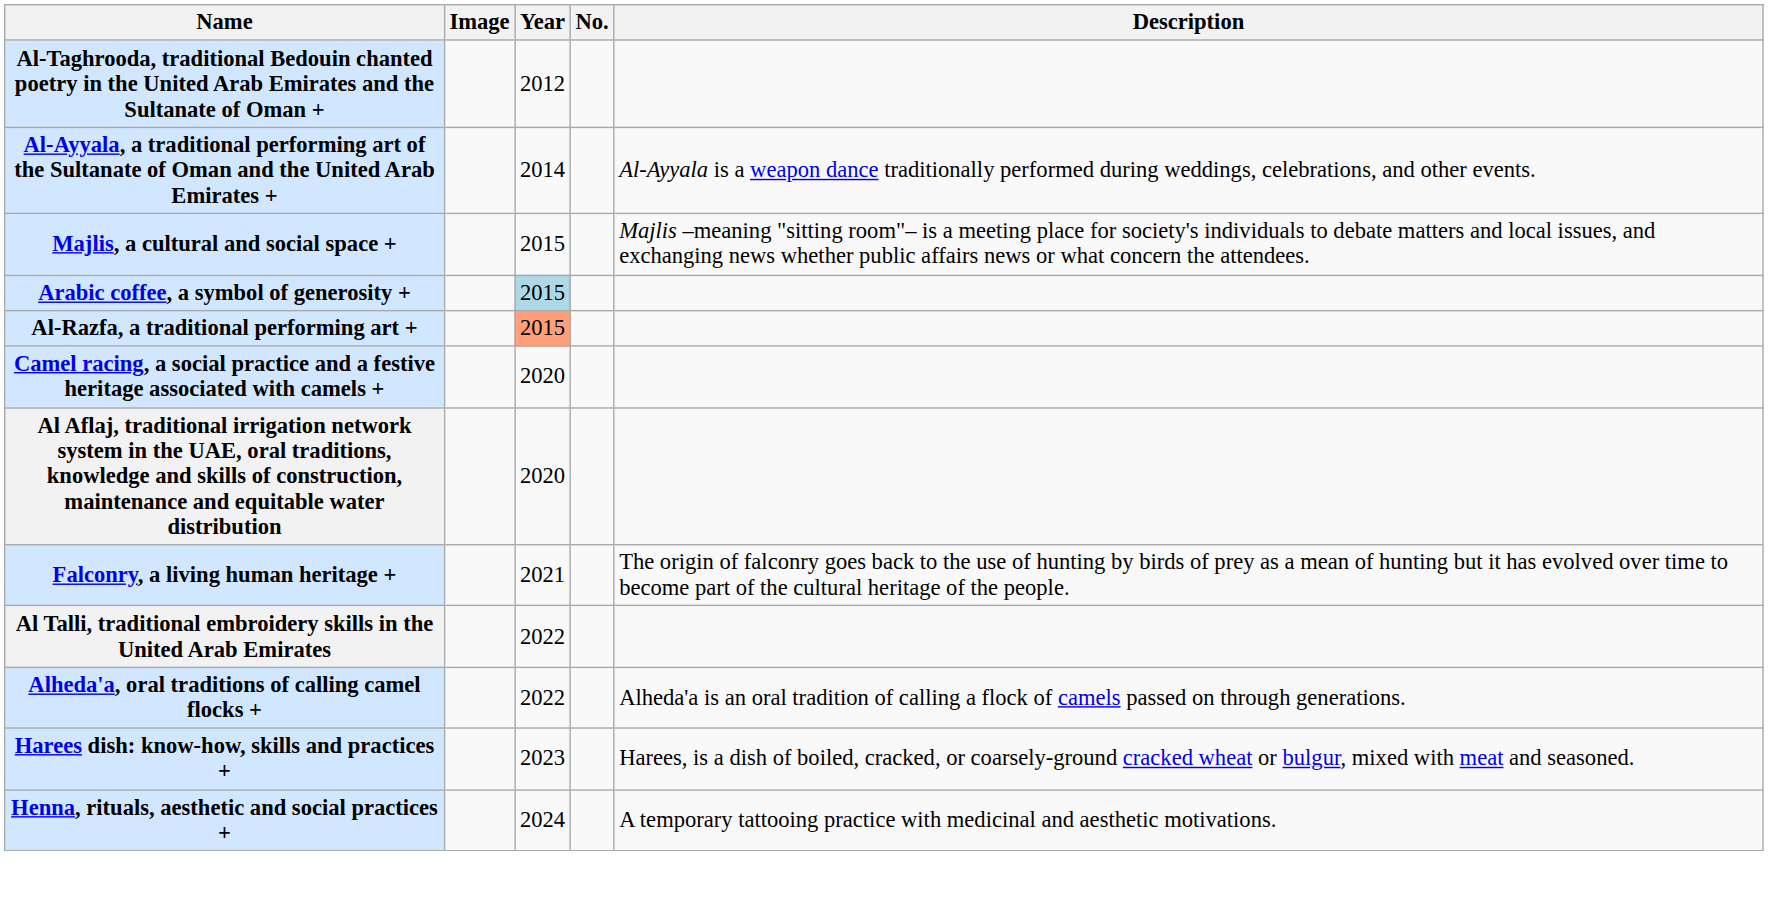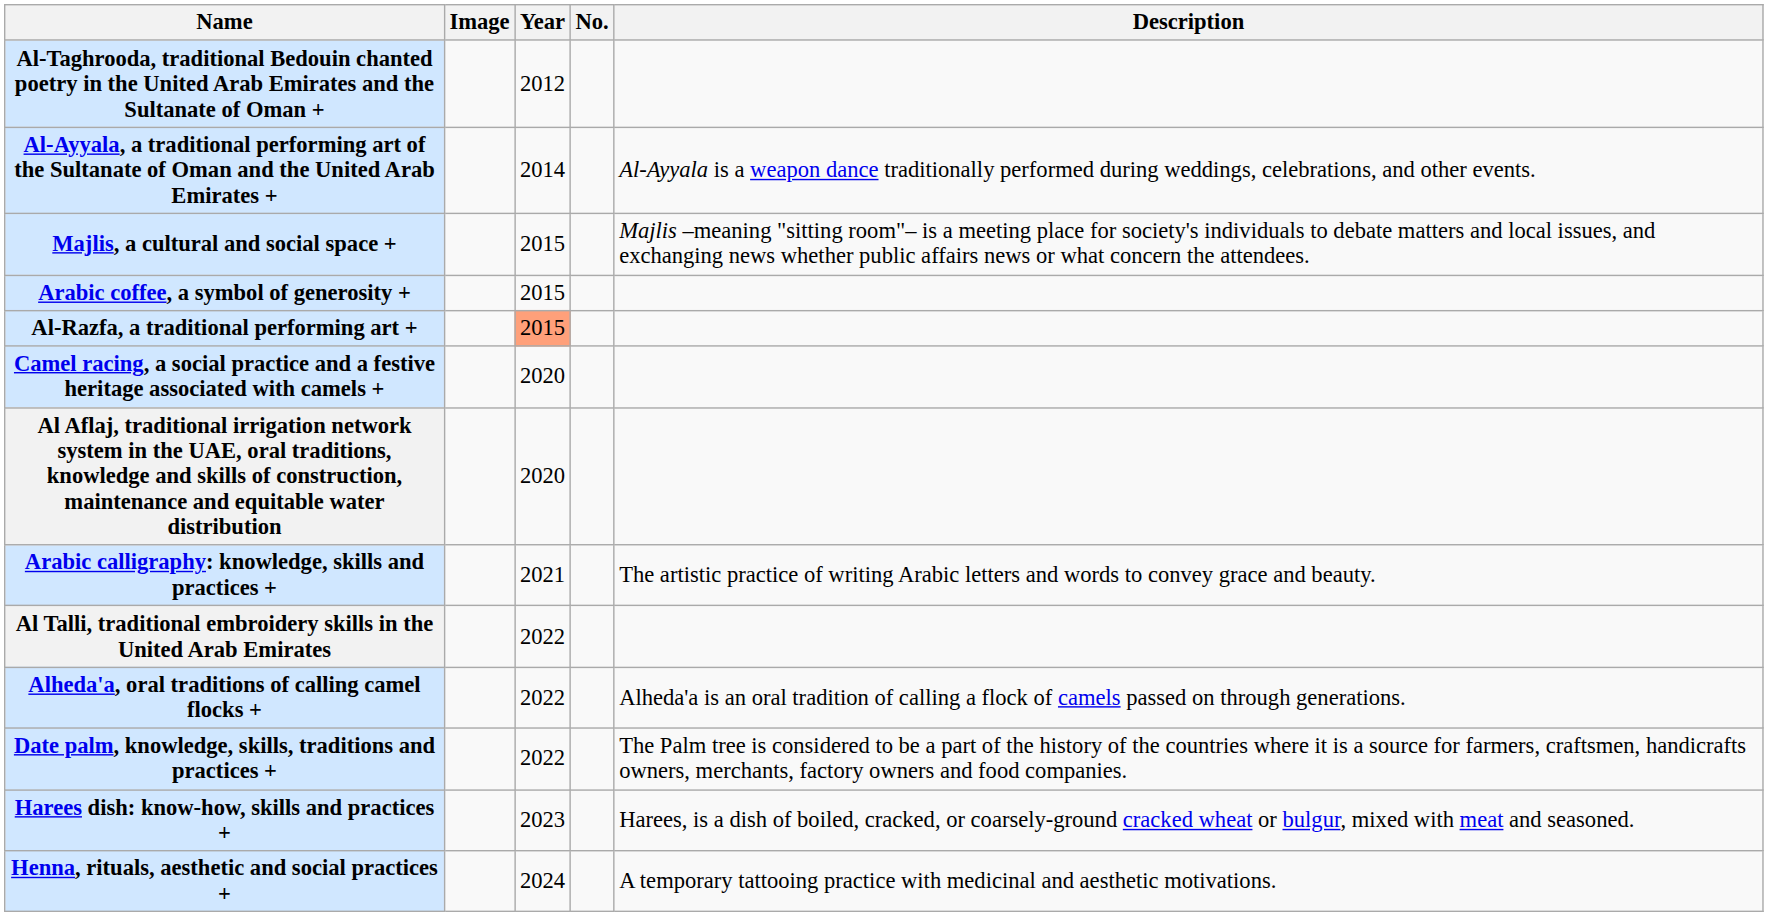(543, 292) lightblue background -> (543, 292) no background
- row: (224, 575)
+ row: (224, 575)
+ row: (224, 758)
